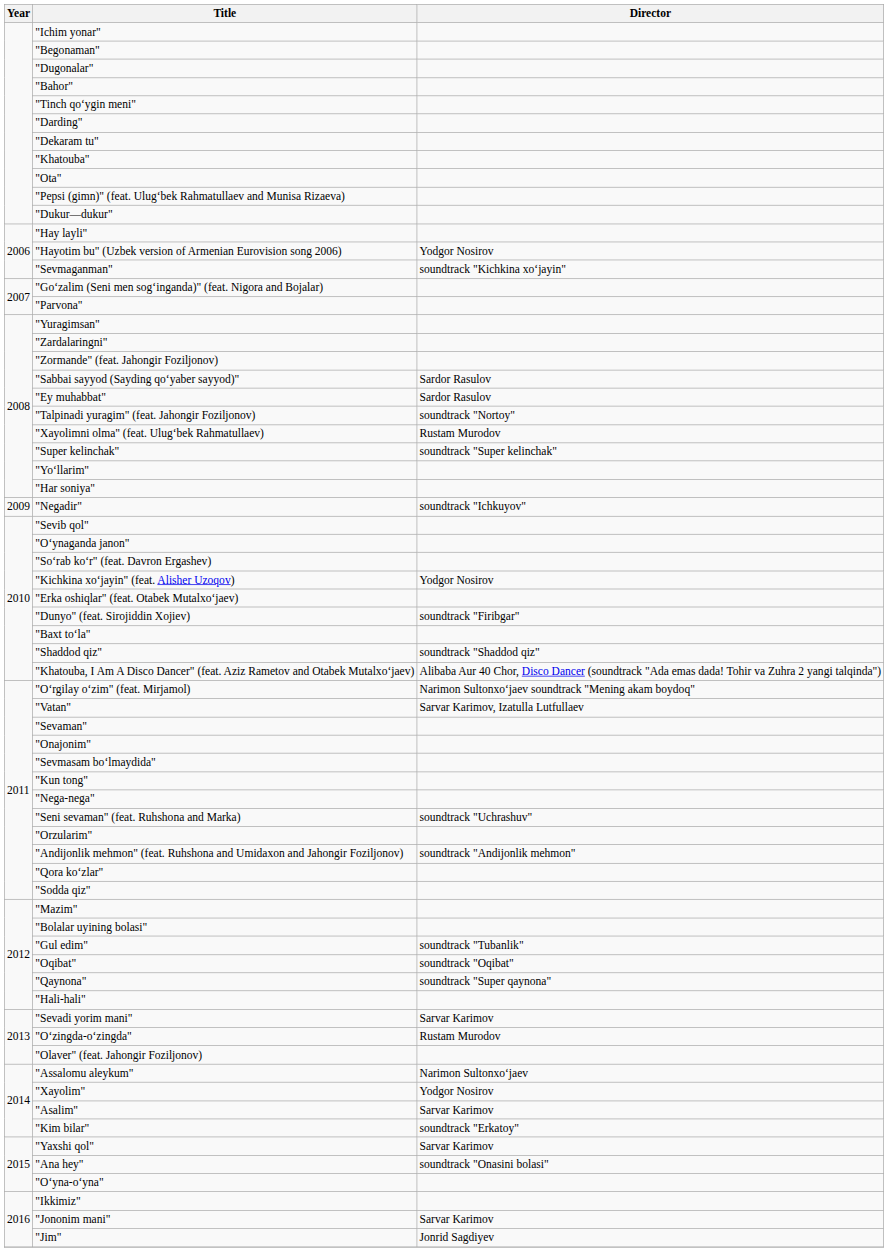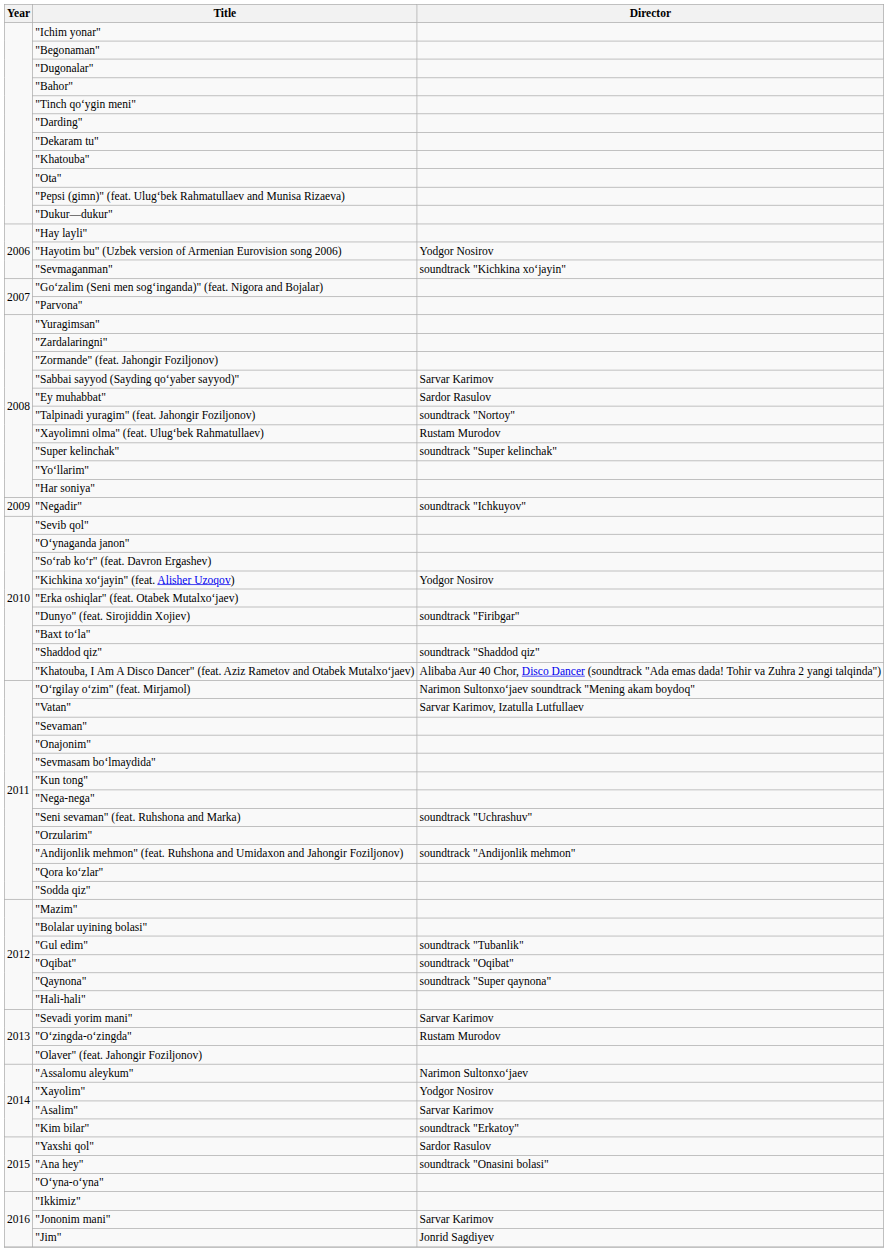(455, 379) Sardor Rasulov -> (457, 379) Sarvar Karimov
(457, 1146) Sarvar Karimov -> (455, 1146) Sardor Rasulov
